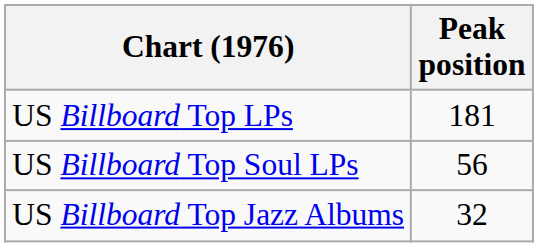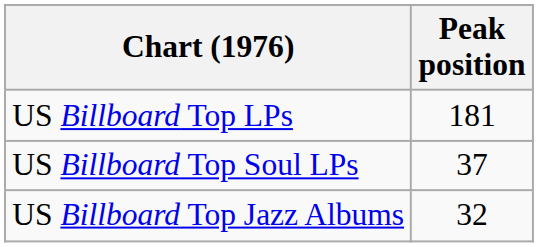(472, 164) 56 -> (472, 164) 37
